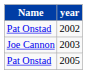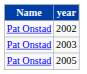(31, 45) Joe Cannon -> (29, 45) Pat Onstad
